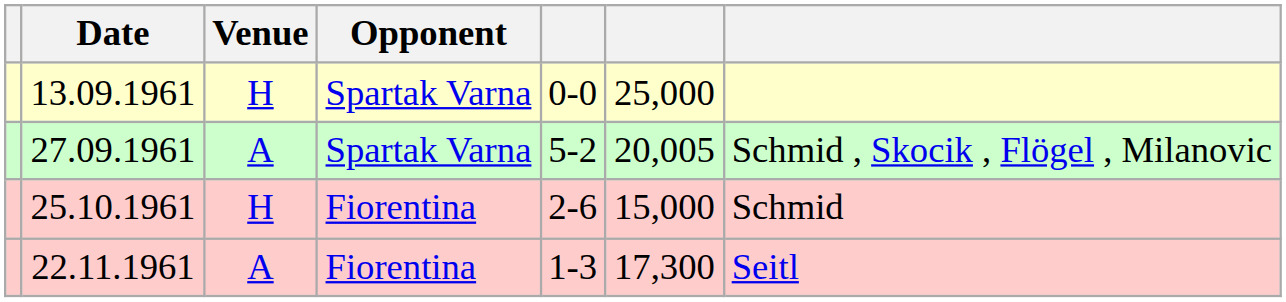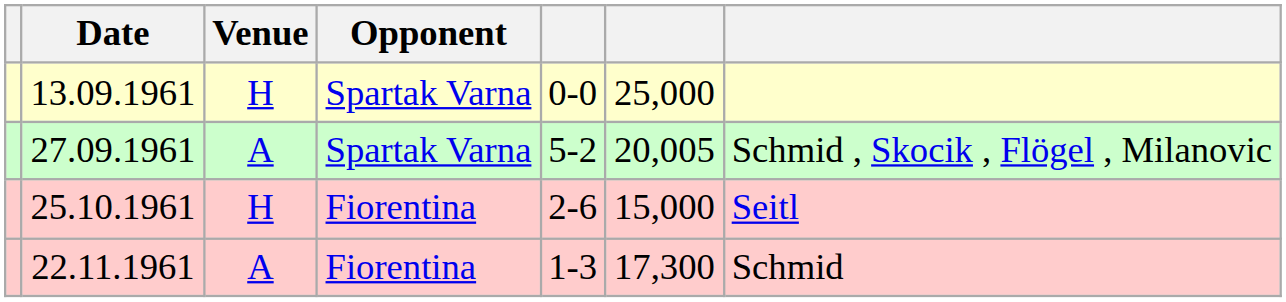(788, 207) Schmid -> (765, 207) Seitl
(765, 265) Seitl -> (788, 265) Schmid
